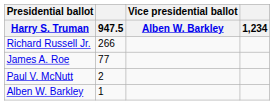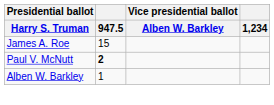- row: (49, 44)
(104, 60) 77 -> (104, 44) 15
(101, 76) normal -> (101, 60) bold
